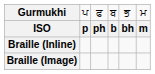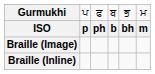rows swapped: (42, 61) <-> (42, 45)
